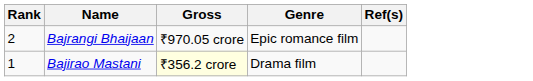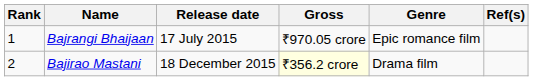+ column: (218, 15)
(11, 38) 2 -> (11, 38) 1
(11, 63) 1 -> (11, 63) 2
